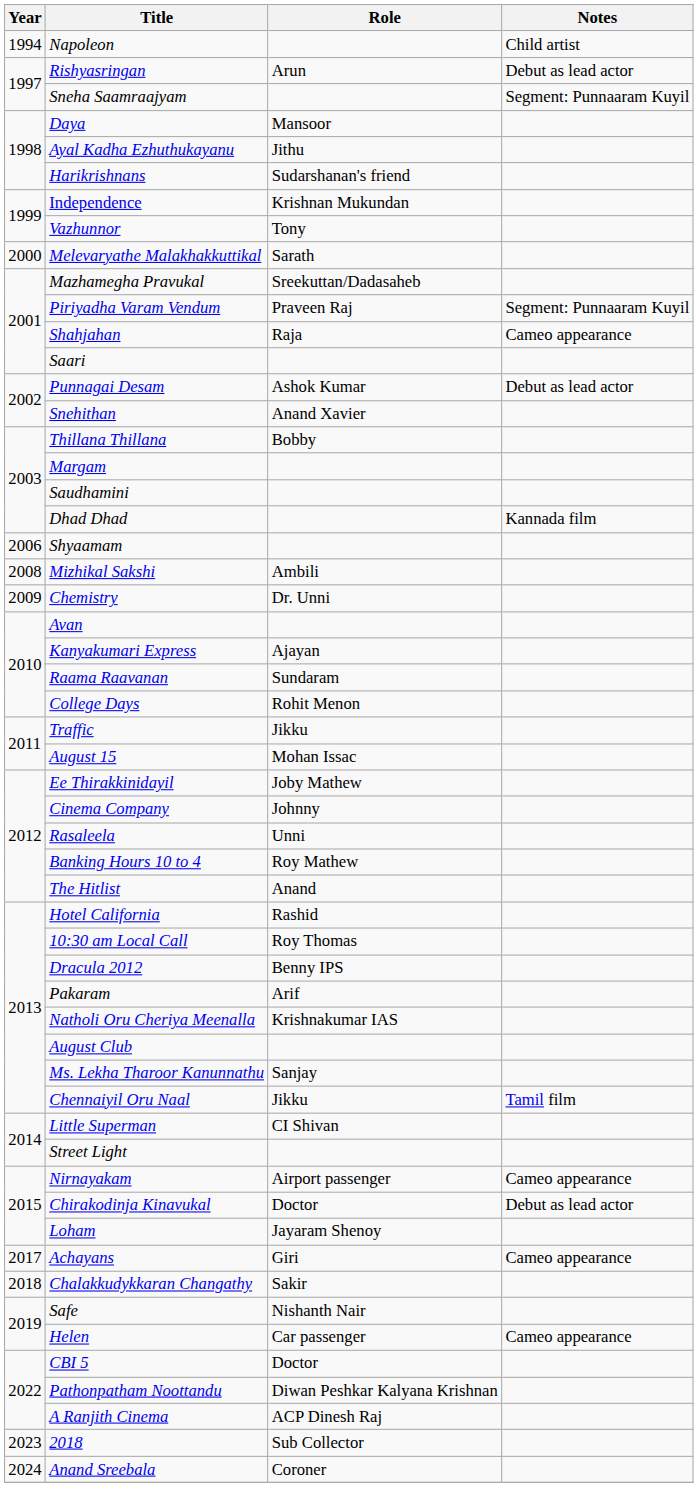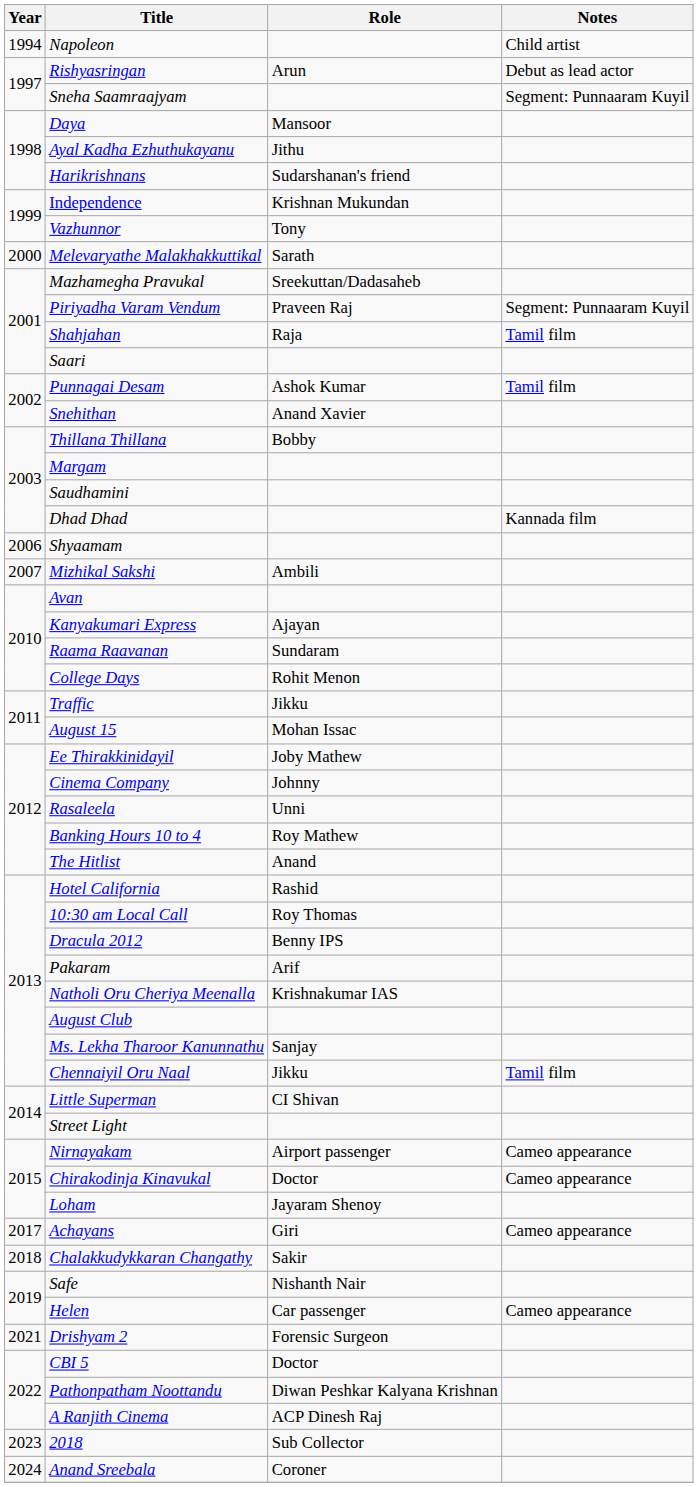(568, 334) Cameo appearance -> (541, 334) Tamil film
(569, 387) Debut as lead actor -> (541, 387) Tamil film
(25, 571) 2008 -> (25, 571) 2007
- row: (84, 598)
(569, 1205) Debut as lead actor -> (568, 1178) Cameo appearance
+ row: (88, 1337)
